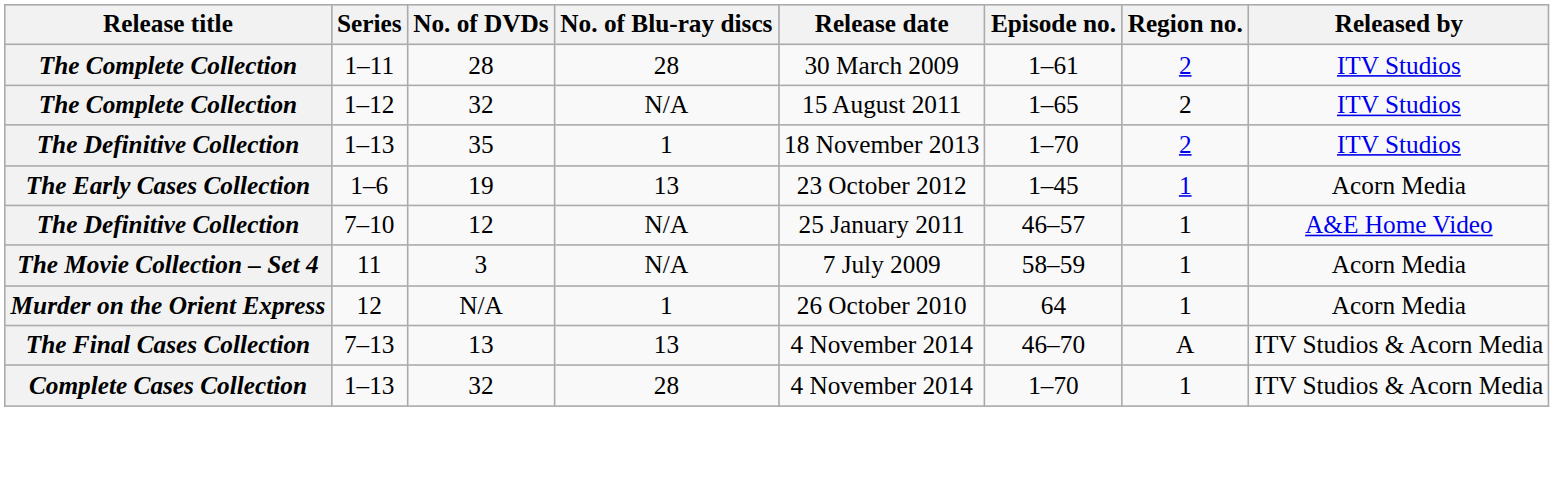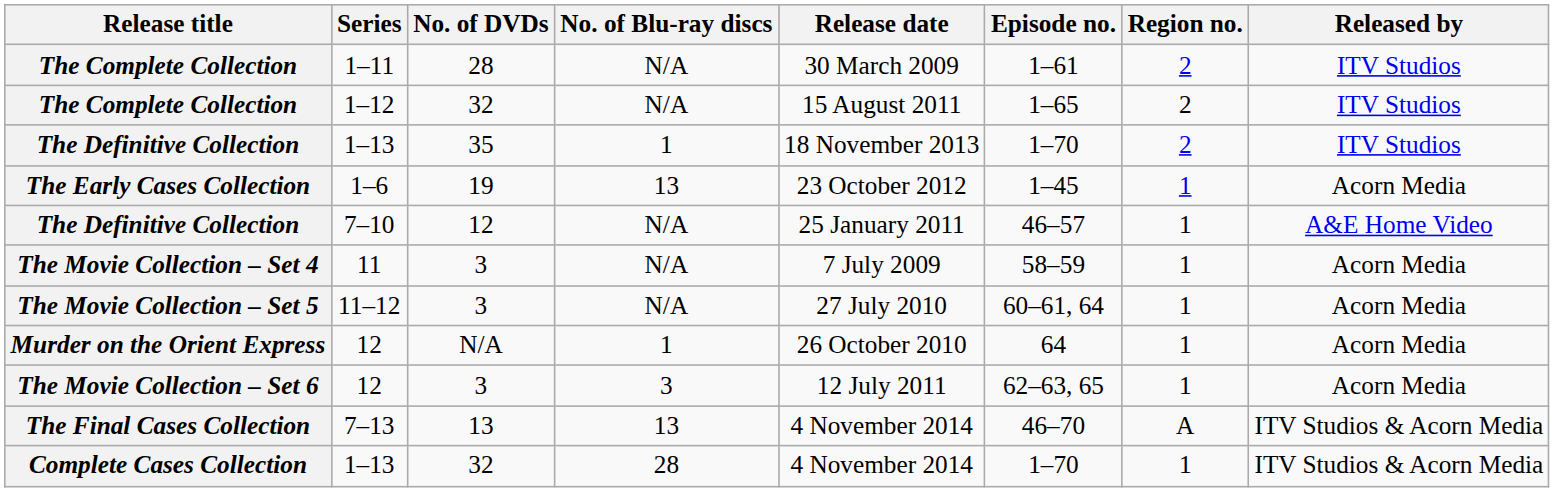(666, 64) 28 -> (666, 64) N/A
+ row: (168, 305)
+ row: (168, 385)
